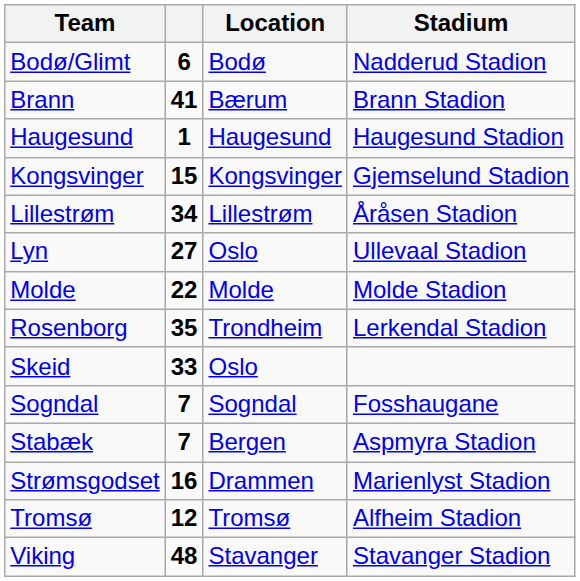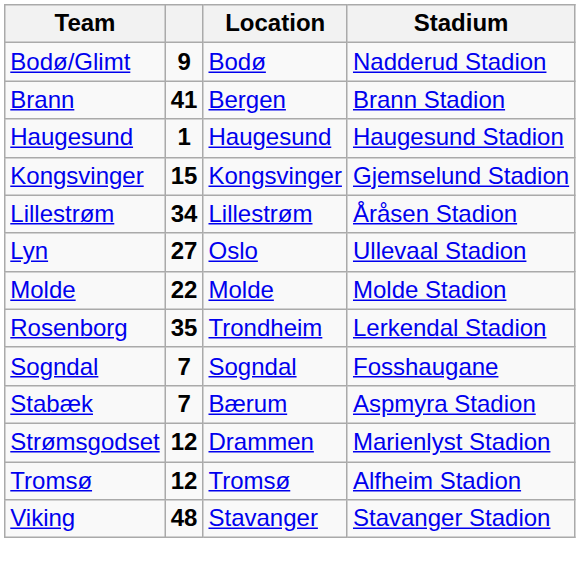(184, 61) 6 -> (184, 61) 9
(248, 99) Bærum -> (247, 99) Bergen
- row: (40, 366)
(247, 442) Bergen -> (248, 404) Bærum
(184, 480) 16 -> (184, 442) 12
